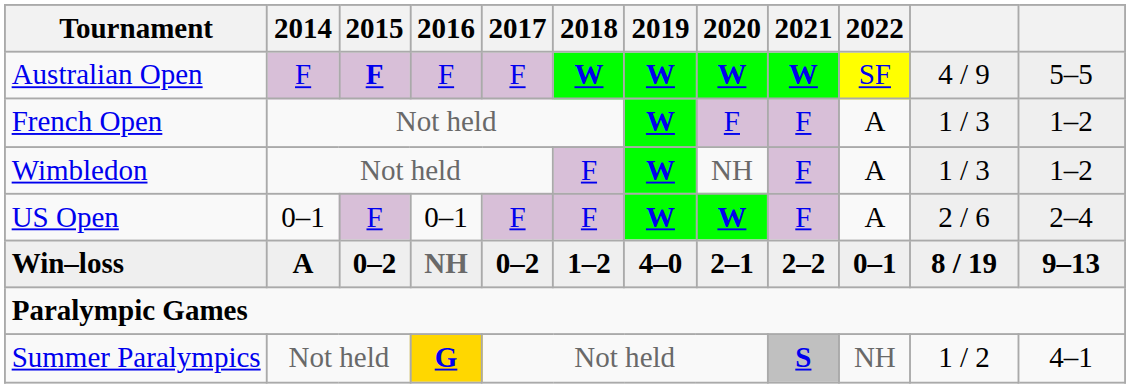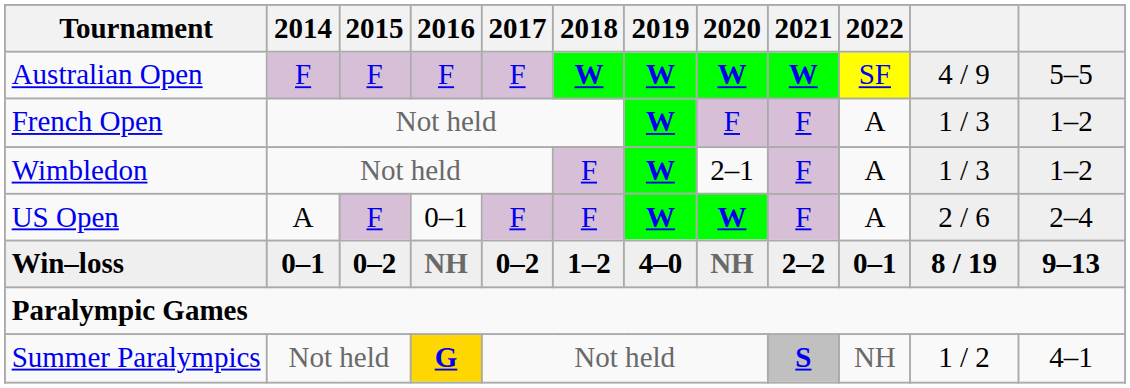(375, 74) bold -> (375, 74) normal
(732, 168) NH -> (732, 168) 2–1
(303, 215) 0–1 -> (303, 215) A
(303, 263) A -> (303, 263) 0–1
(732, 263) 2–1 -> (732, 263) NH
